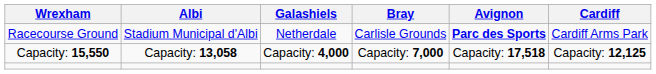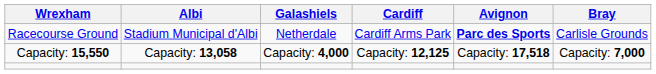columns swapped: (600, 14) <-> (400, 14)
